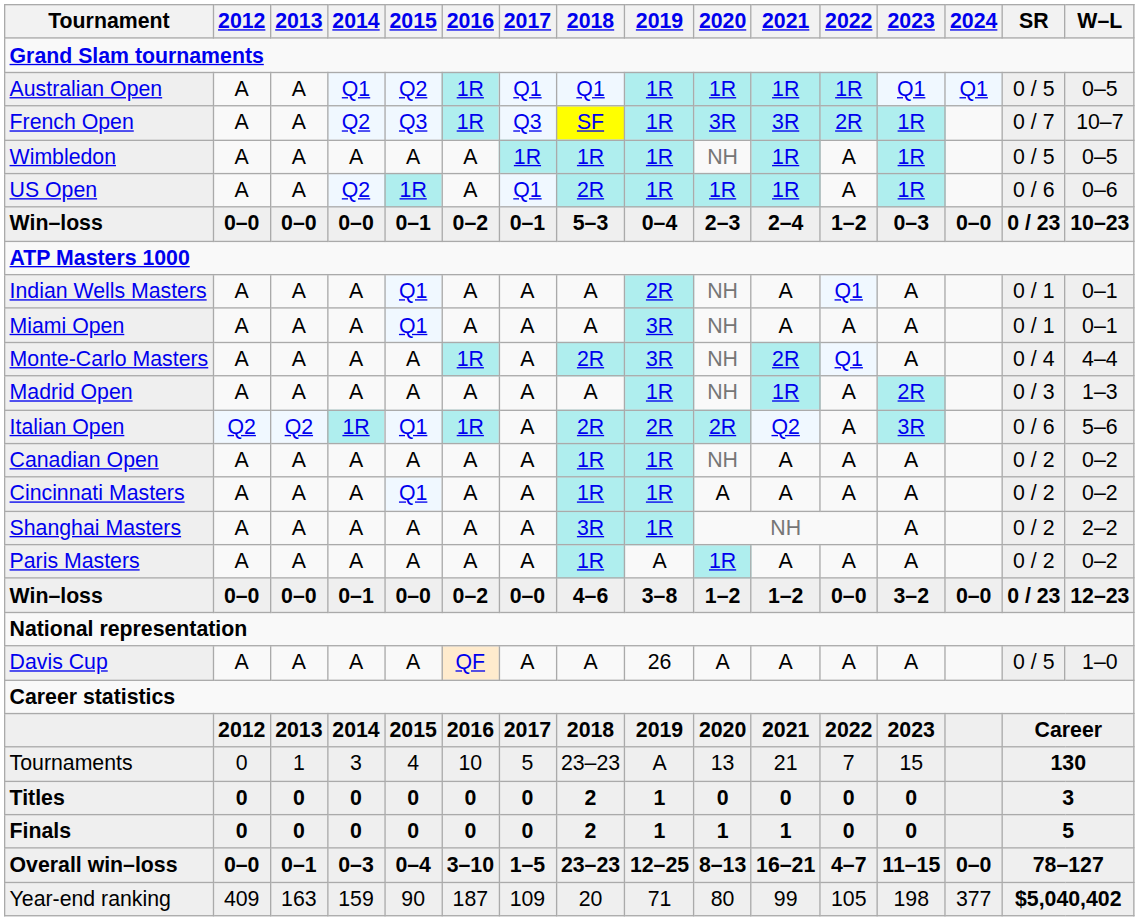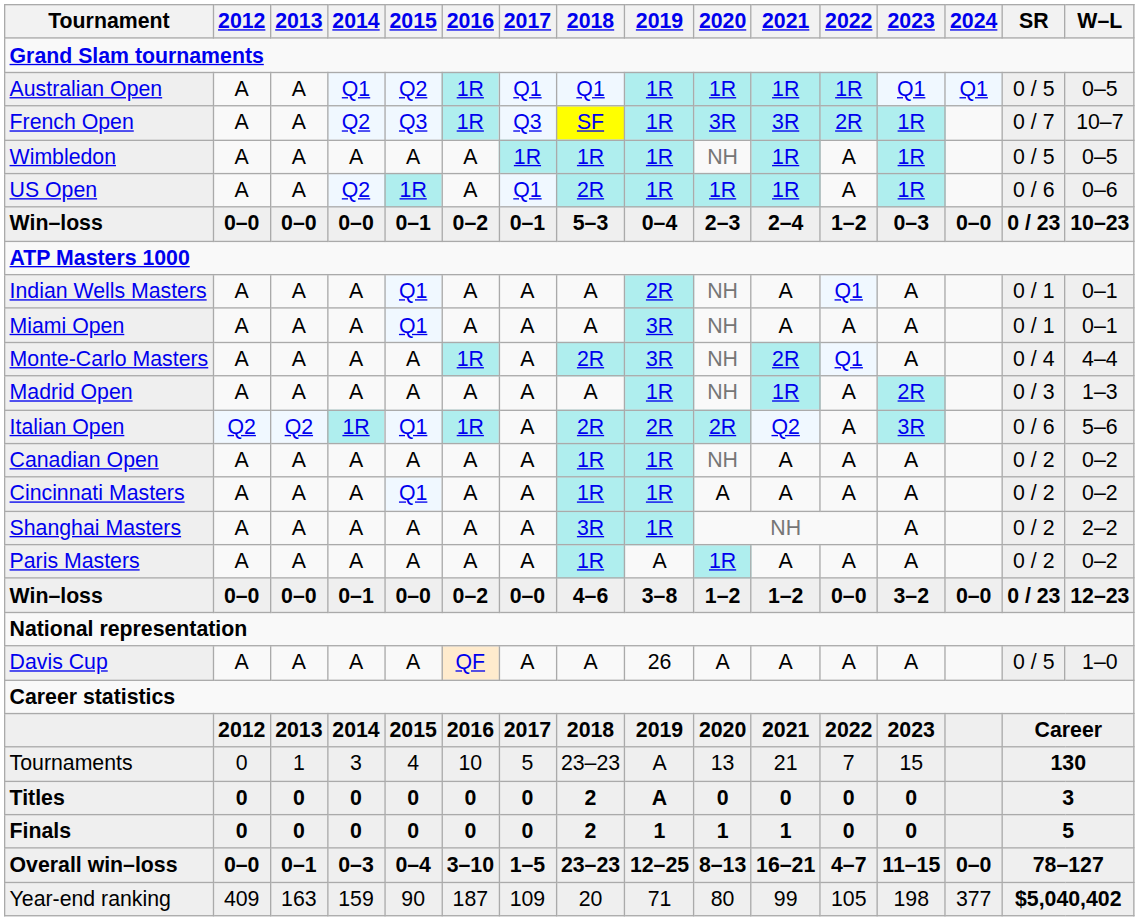(660, 797) 1 -> (660, 797) A
